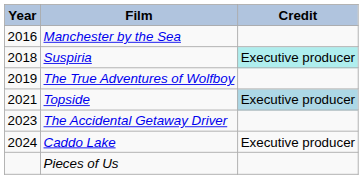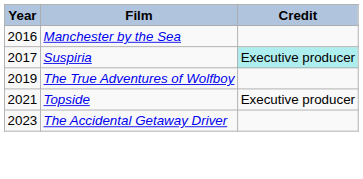(22, 58) 2018 -> (22, 58) 2017
(298, 100) lightblue background -> (298, 100) no background
- row: (80, 142)
- row: (81, 163)
